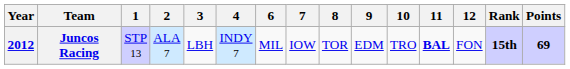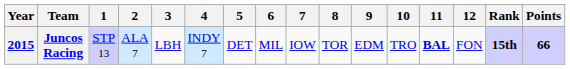+ column: (240, 15)
(21, 45) 2012 -> (21, 45) 2015
(544, 45) 69 -> (544, 45) 66
